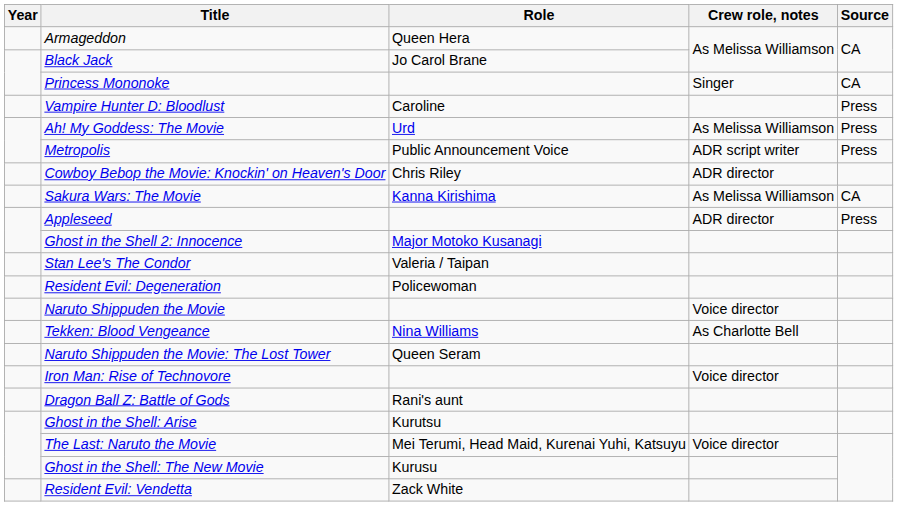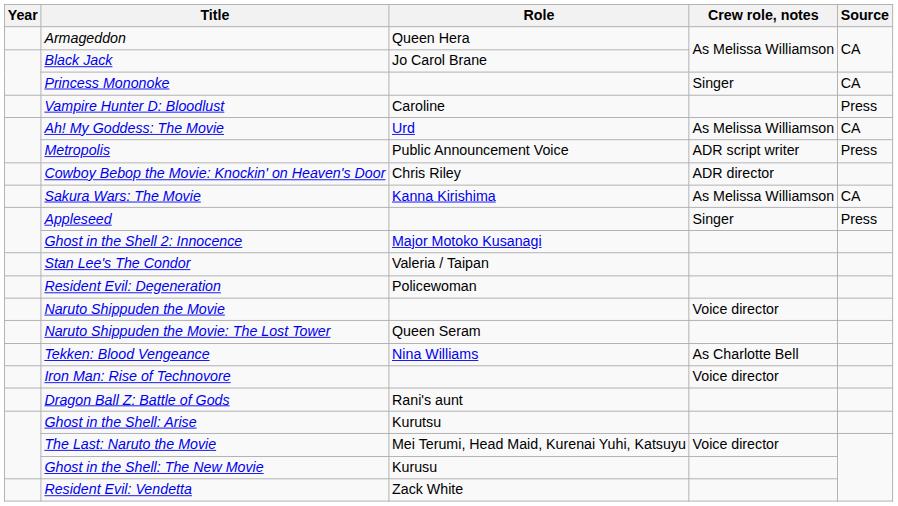(859, 128) Press -> (851, 128) CA
(733, 219) ADR director -> (713, 219) Singer
rows swapped: (187, 354) <-> (127, 331)
